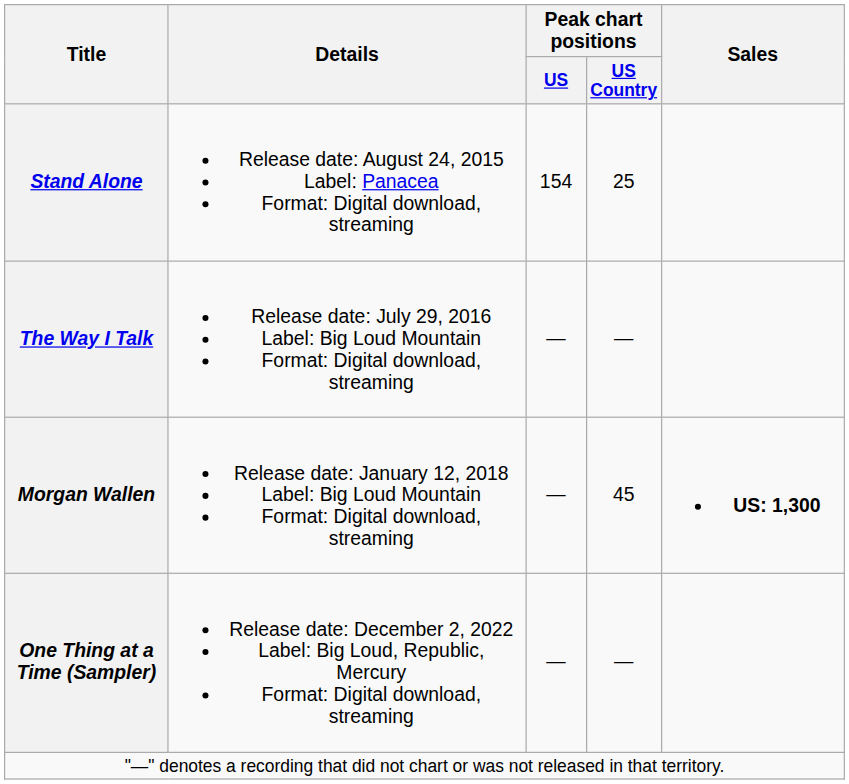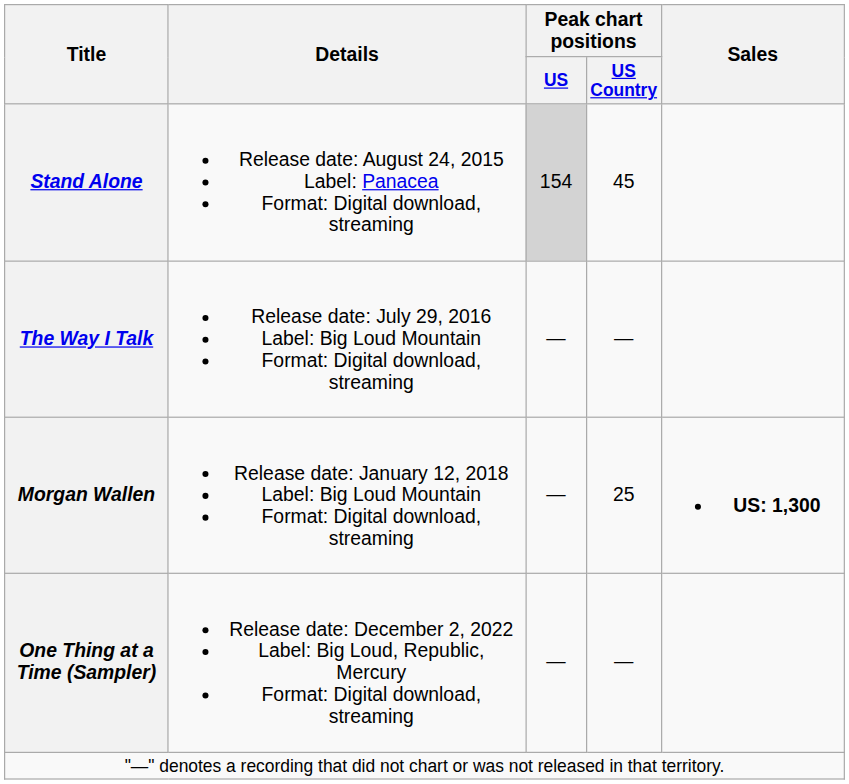(556, 182) no background -> (556, 182) lightgrey background
(624, 182) 25 -> (624, 182) 45
(624, 495) 45 -> (624, 495) 25
